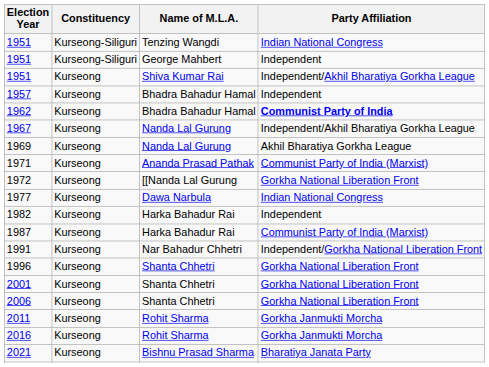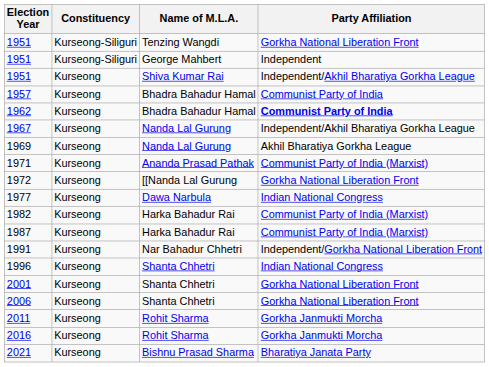(322, 42) Indian National Congress -> (340, 42) Gorkha National Liberation Front
(291, 94) Independent -> (322, 94) Communist Party of India
(291, 215) Independent -> (345, 215) Communist Party of India (Marxist)
(340, 266) Gorkha National Liberation Front -> (322, 266) Indian National Congress
